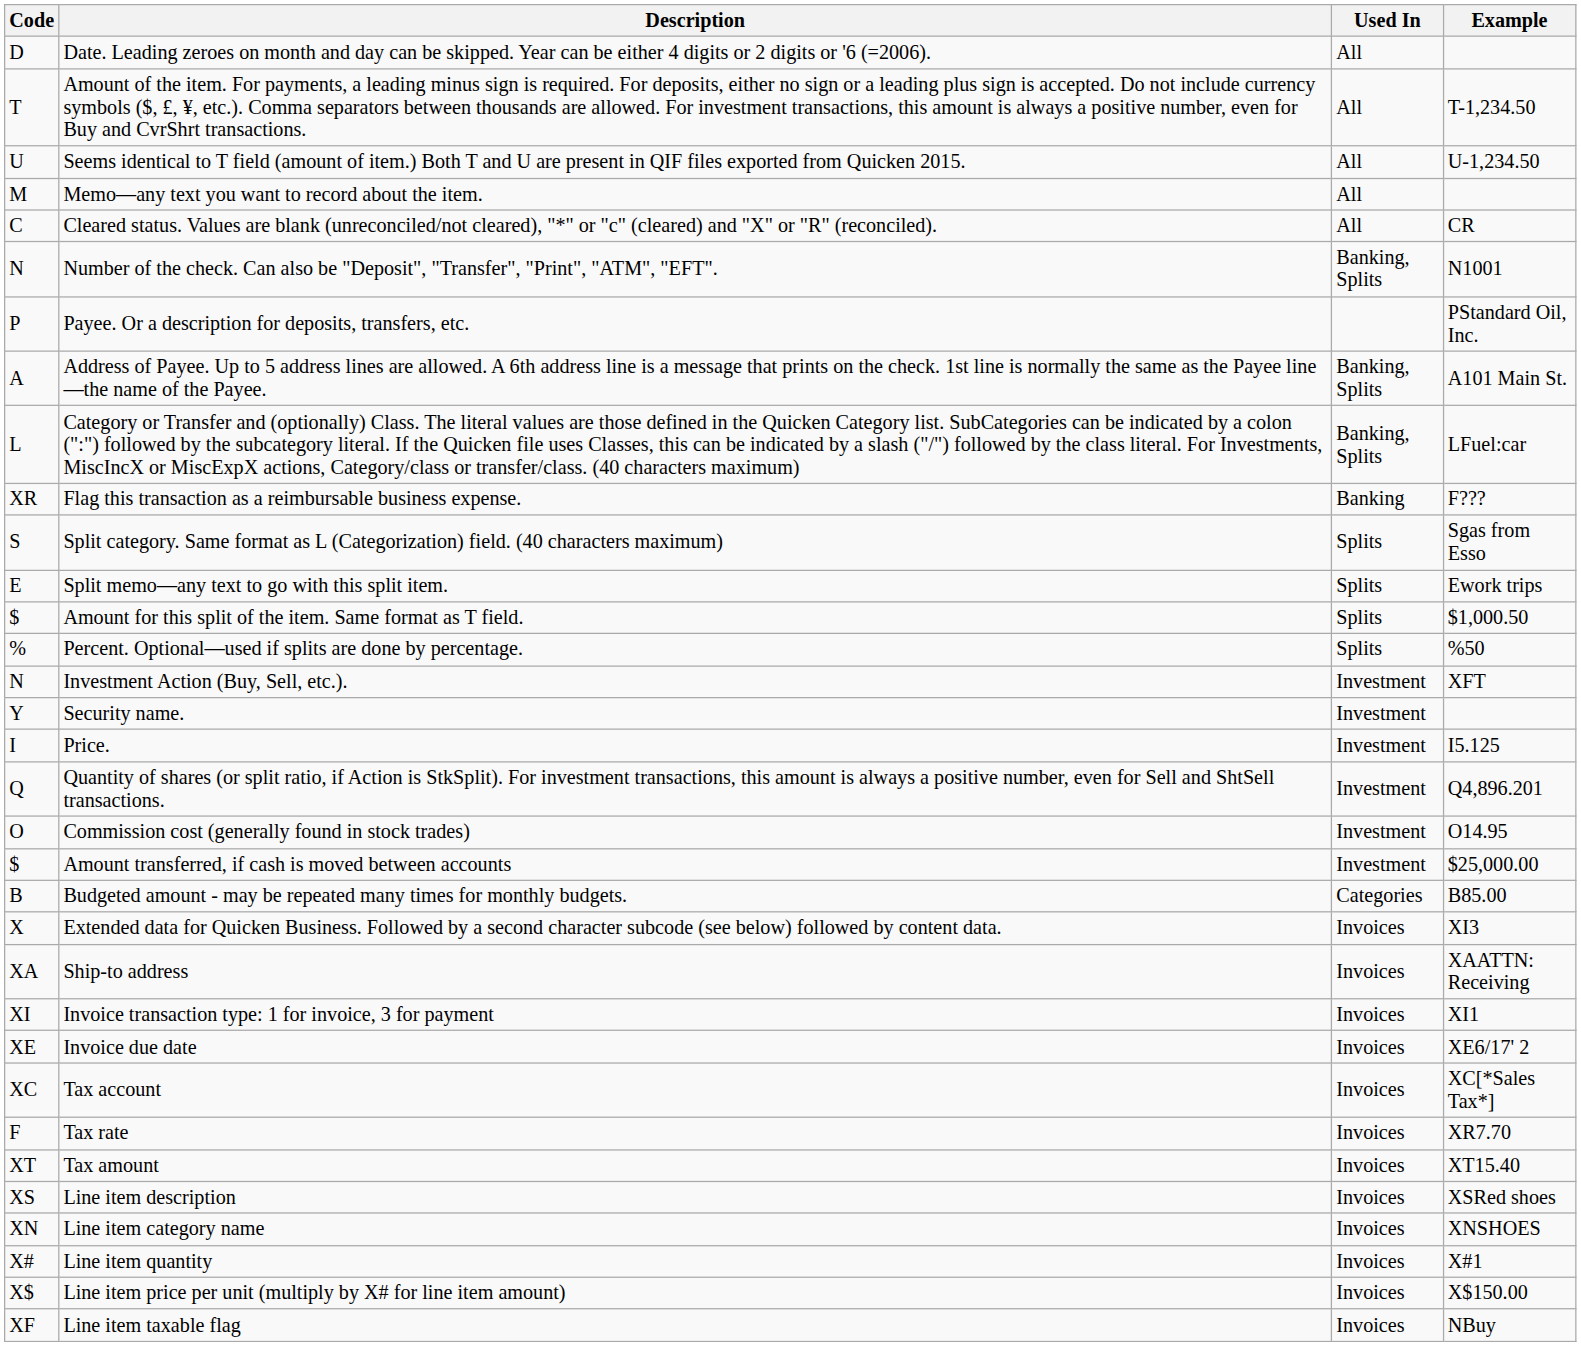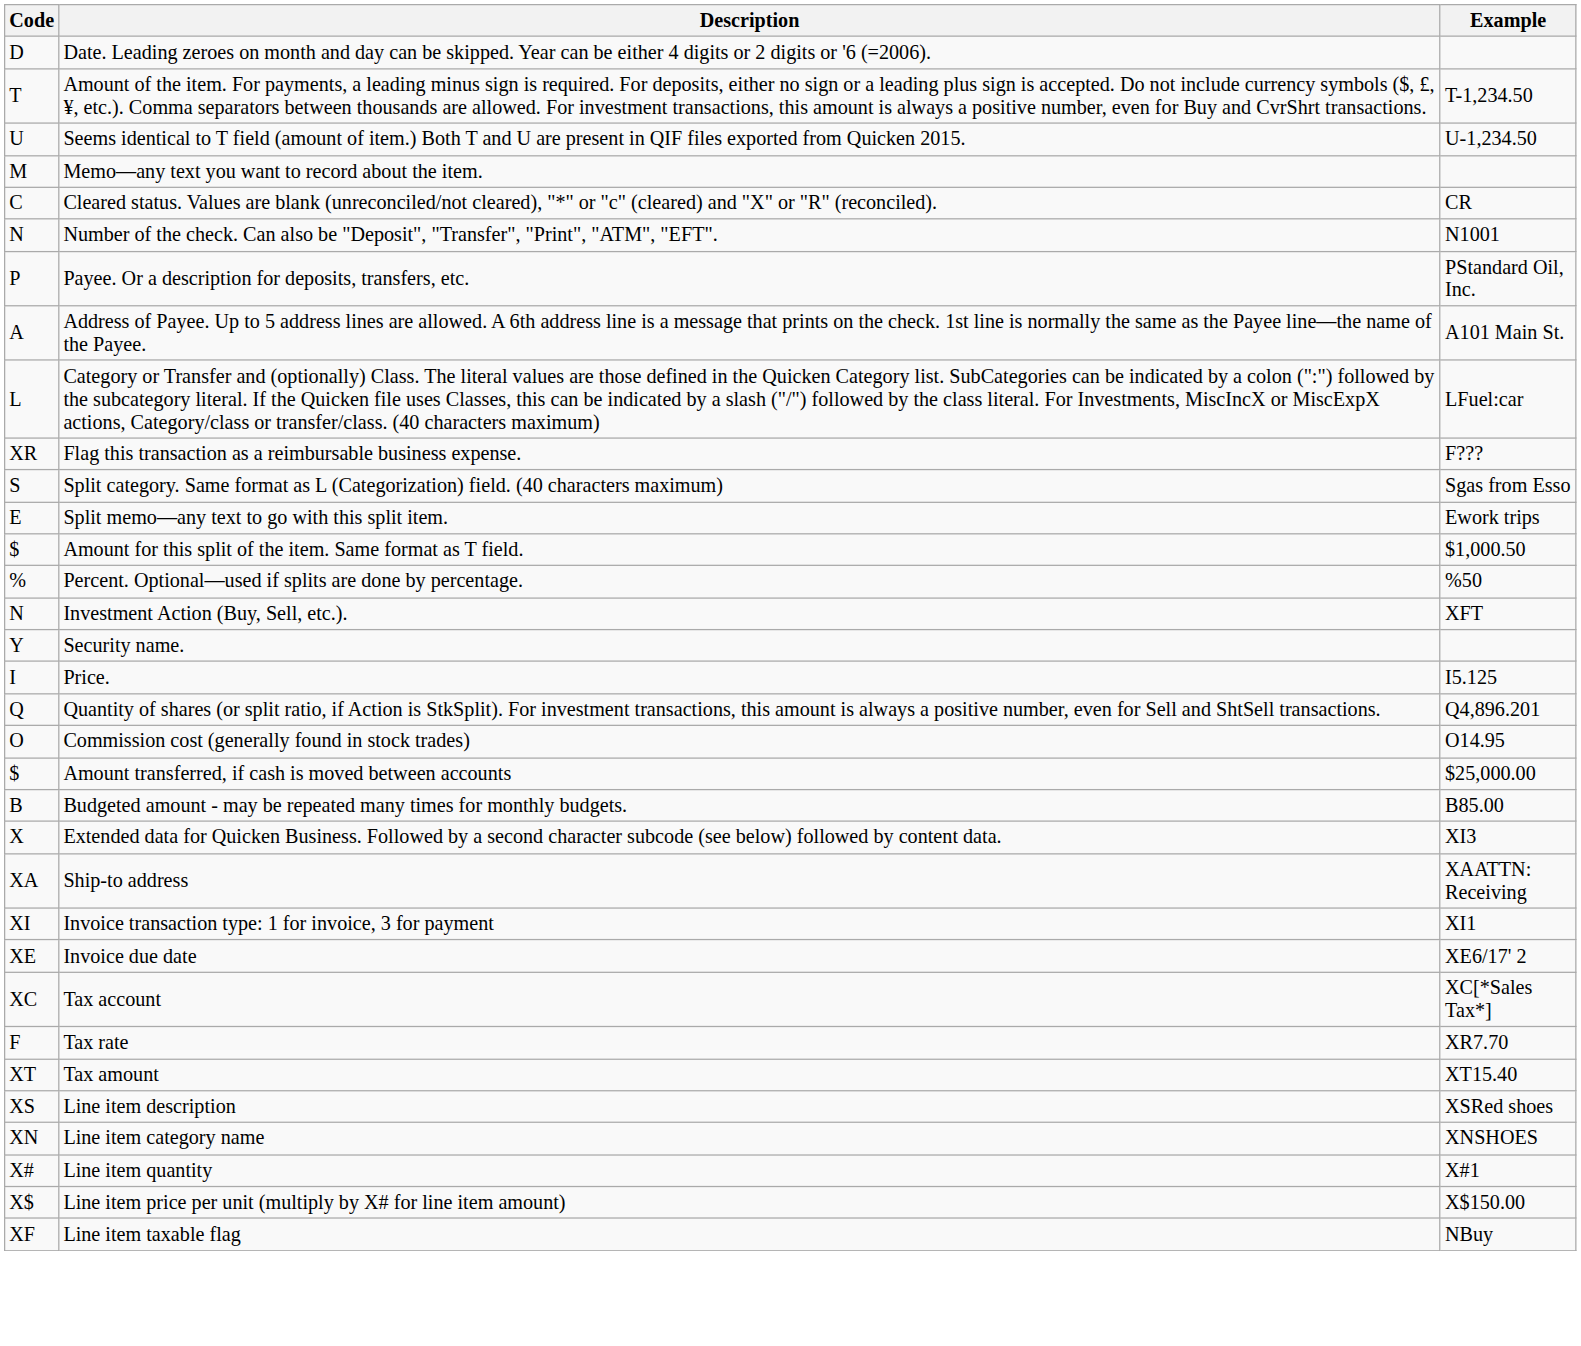- column: (1387, 20)
